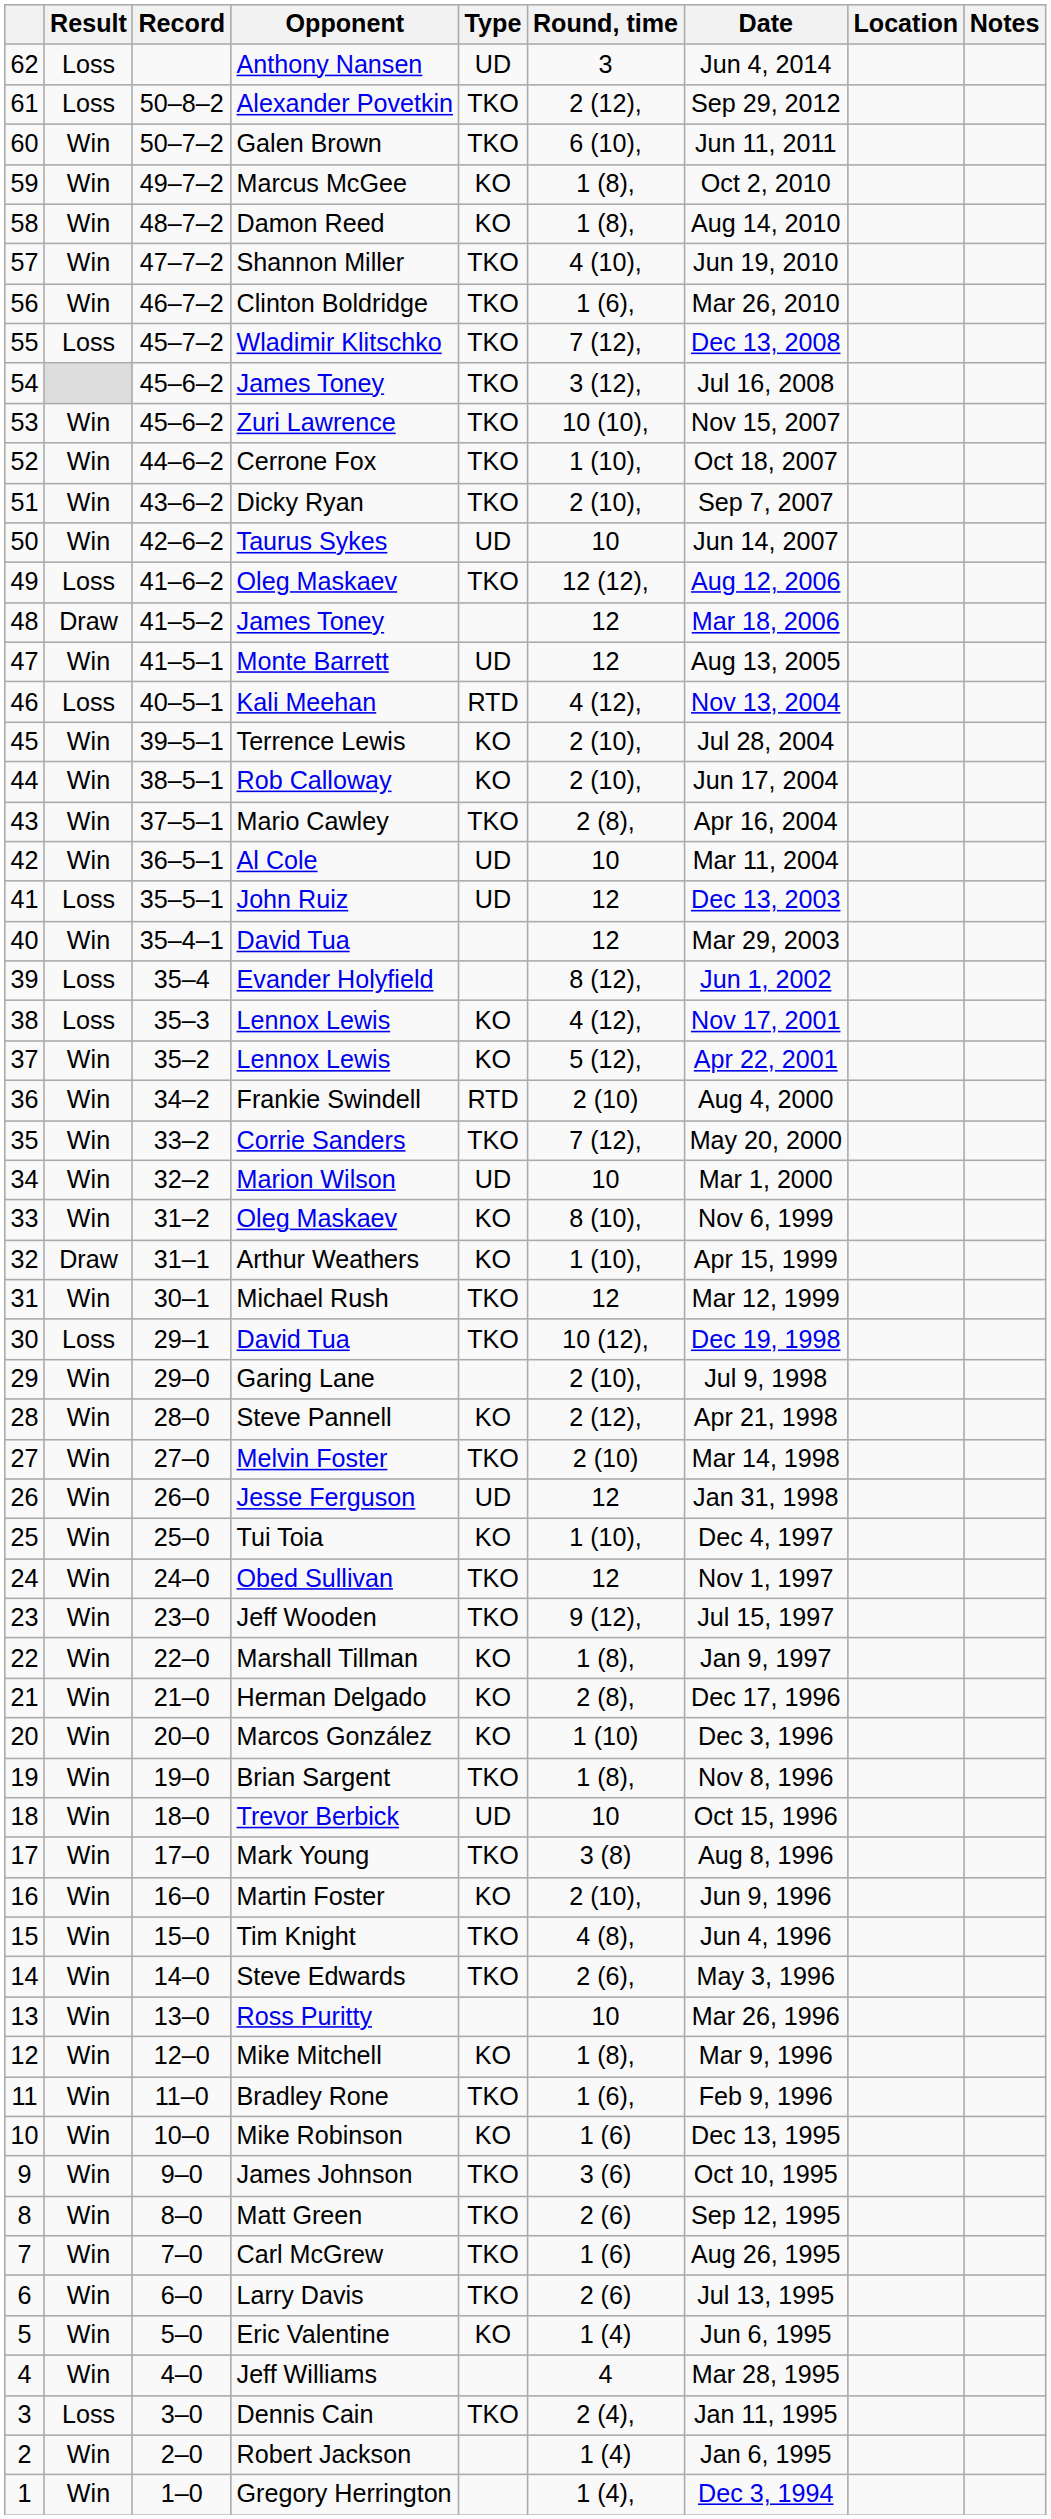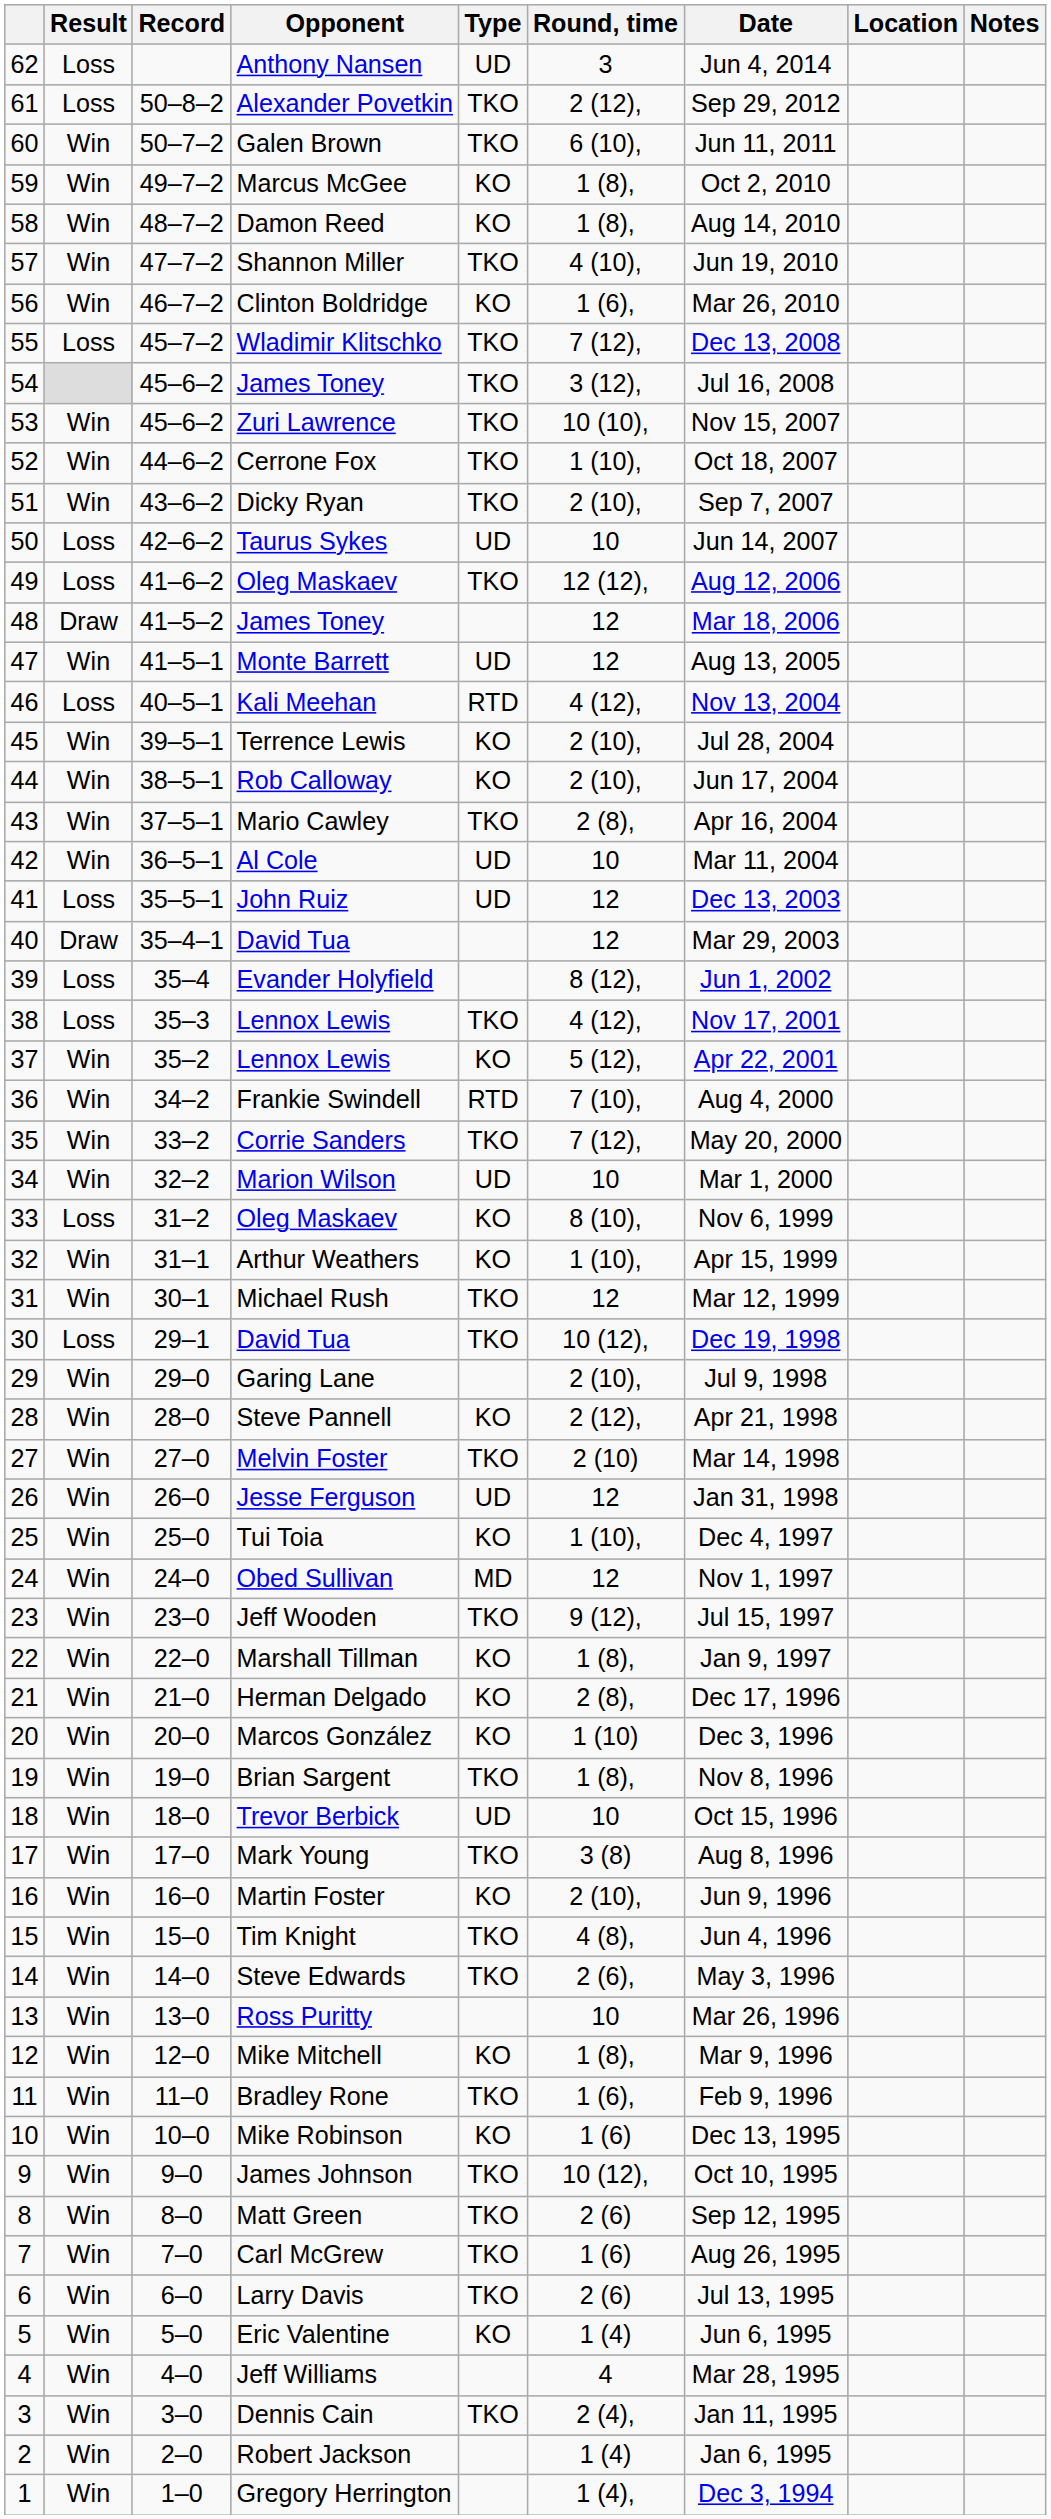(493, 303) TKO -> (493, 303) KO
(88, 542) Win -> (88, 542) Loss
(88, 940) Win -> (88, 940) Draw
(493, 1020) KO -> (493, 1020) TKO
(605, 1100) 2 (10) -> (606, 1100) 7 (10),
(88, 1219) Win -> (88, 1219) Loss
(88, 1259) Draw -> (88, 1259) Win
(493, 1578) TKO -> (493, 1578) MD
(606, 2175) 3 (6) -> (605, 2175) 10 (12),
(88, 2414) Loss -> (88, 2414) Win
